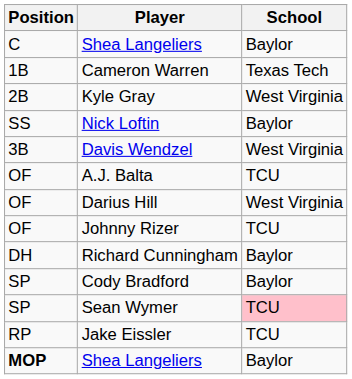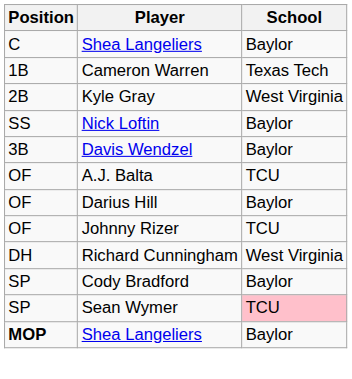(294, 149) West Virginia -> (269, 149) Baylor
(294, 202) West Virginia -> (269, 202) Baylor
(269, 255) Baylor -> (294, 255) West Virginia
- row: (20, 334)
